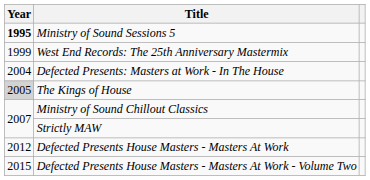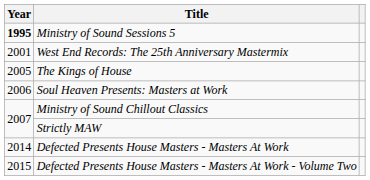(19, 52) 1999 -> (19, 52) 2001
- row: (160, 71)
(19, 90) lightgrey background -> (19, 71) no background
+ row: (132, 90)
(19, 147) 2012 -> (19, 147) 2014
